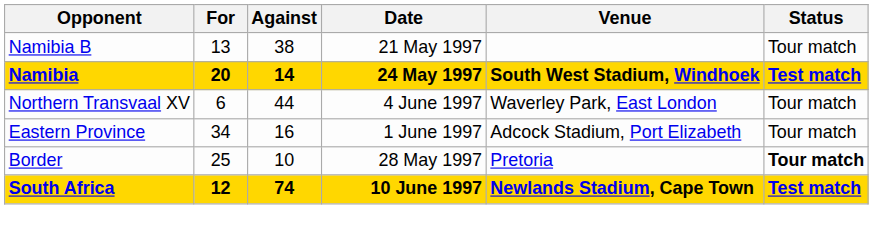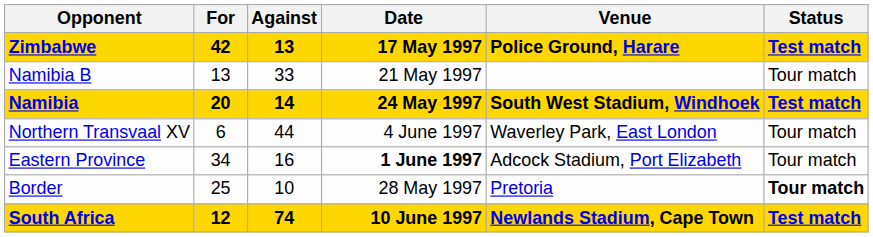+ row: (53, 47)
(284, 47) 38 -> (284, 75) 33
(433, 132) normal -> (431, 160) bold
